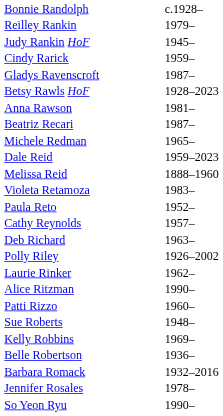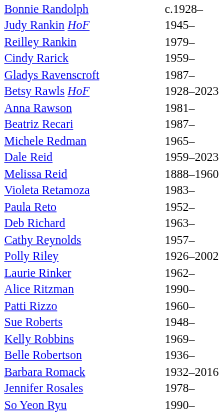rows swapped: (47, 42) <-> (40, 25)
rows swapped: (43, 223) <-> (35, 240)
